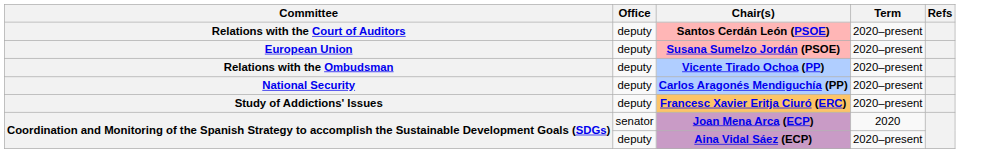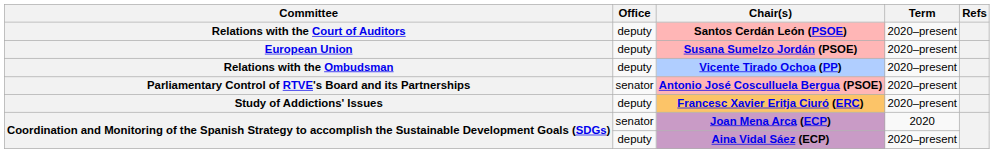+ row: (770, 85)
- row: (753, 85)
